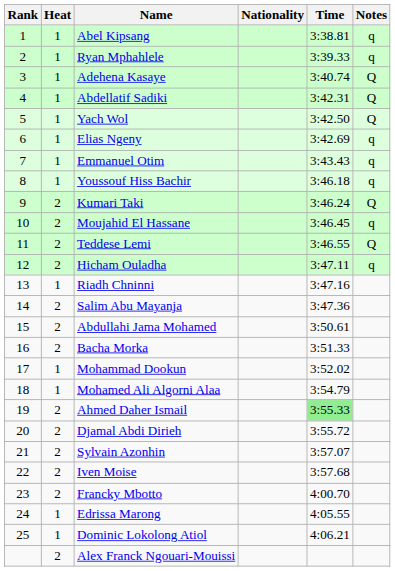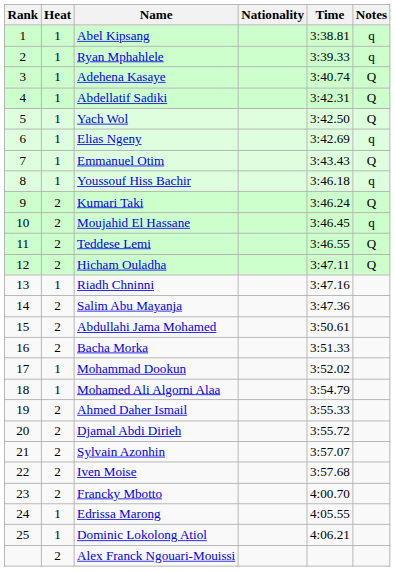(372, 160) q -> (372, 160) Q
(372, 264) q -> (372, 264) Q
(330, 410) lightgreen background -> (330, 410) no background
